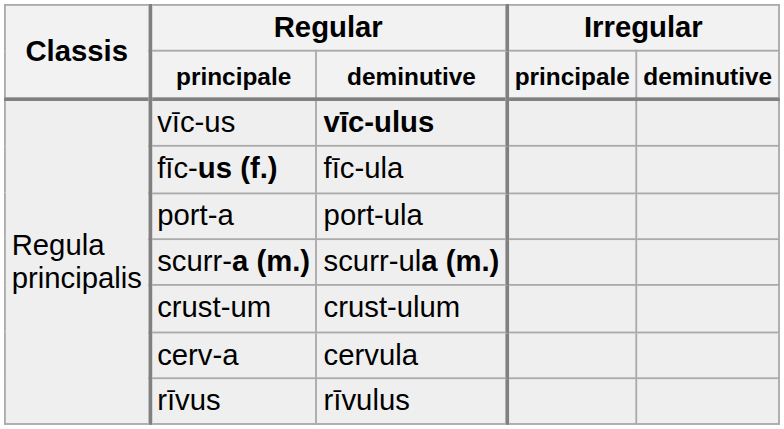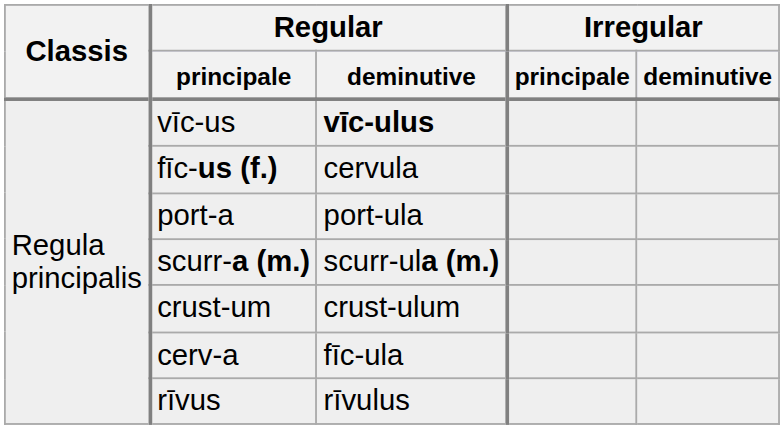(363, 168) fīc-ula -> (371, 168) cervula
(371, 354) cervula -> (363, 354) fīc-ula
